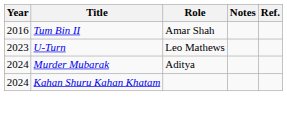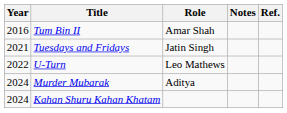+ row: (81, 47)
(18, 47) 2023 -> (18, 64) 2022
